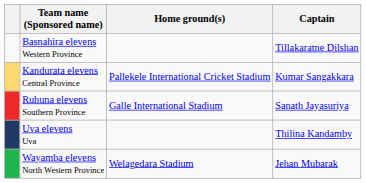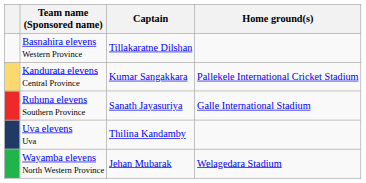columns swapped: (190, 19) <-> (317, 19)
